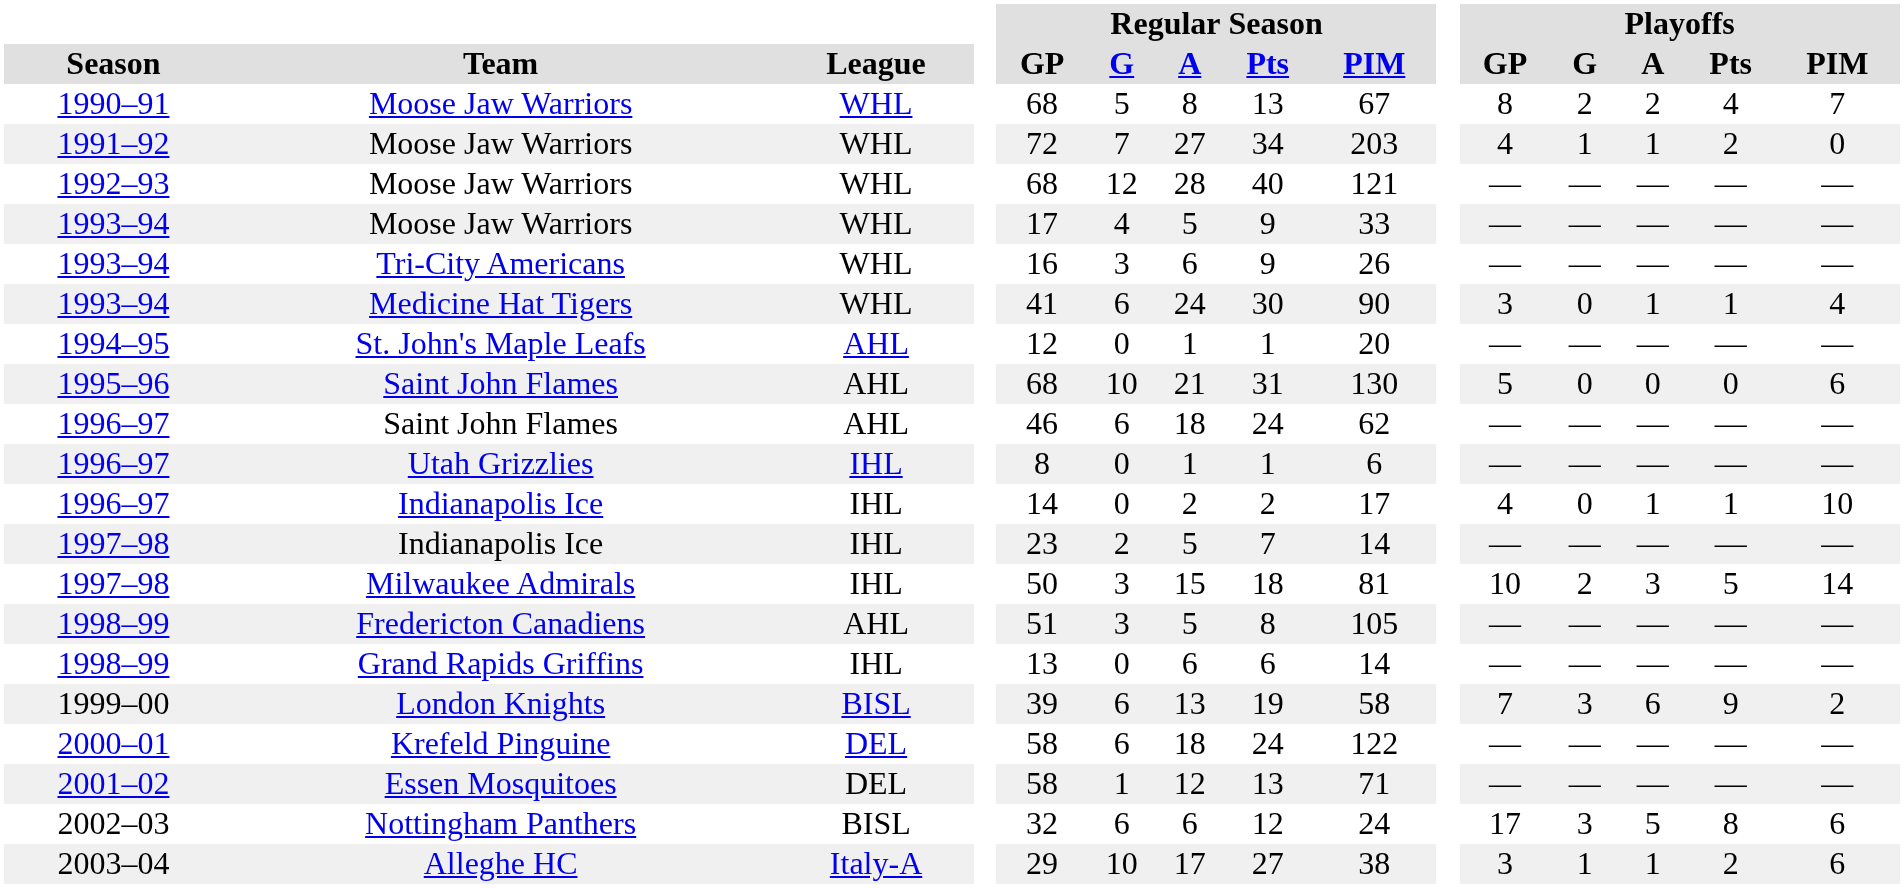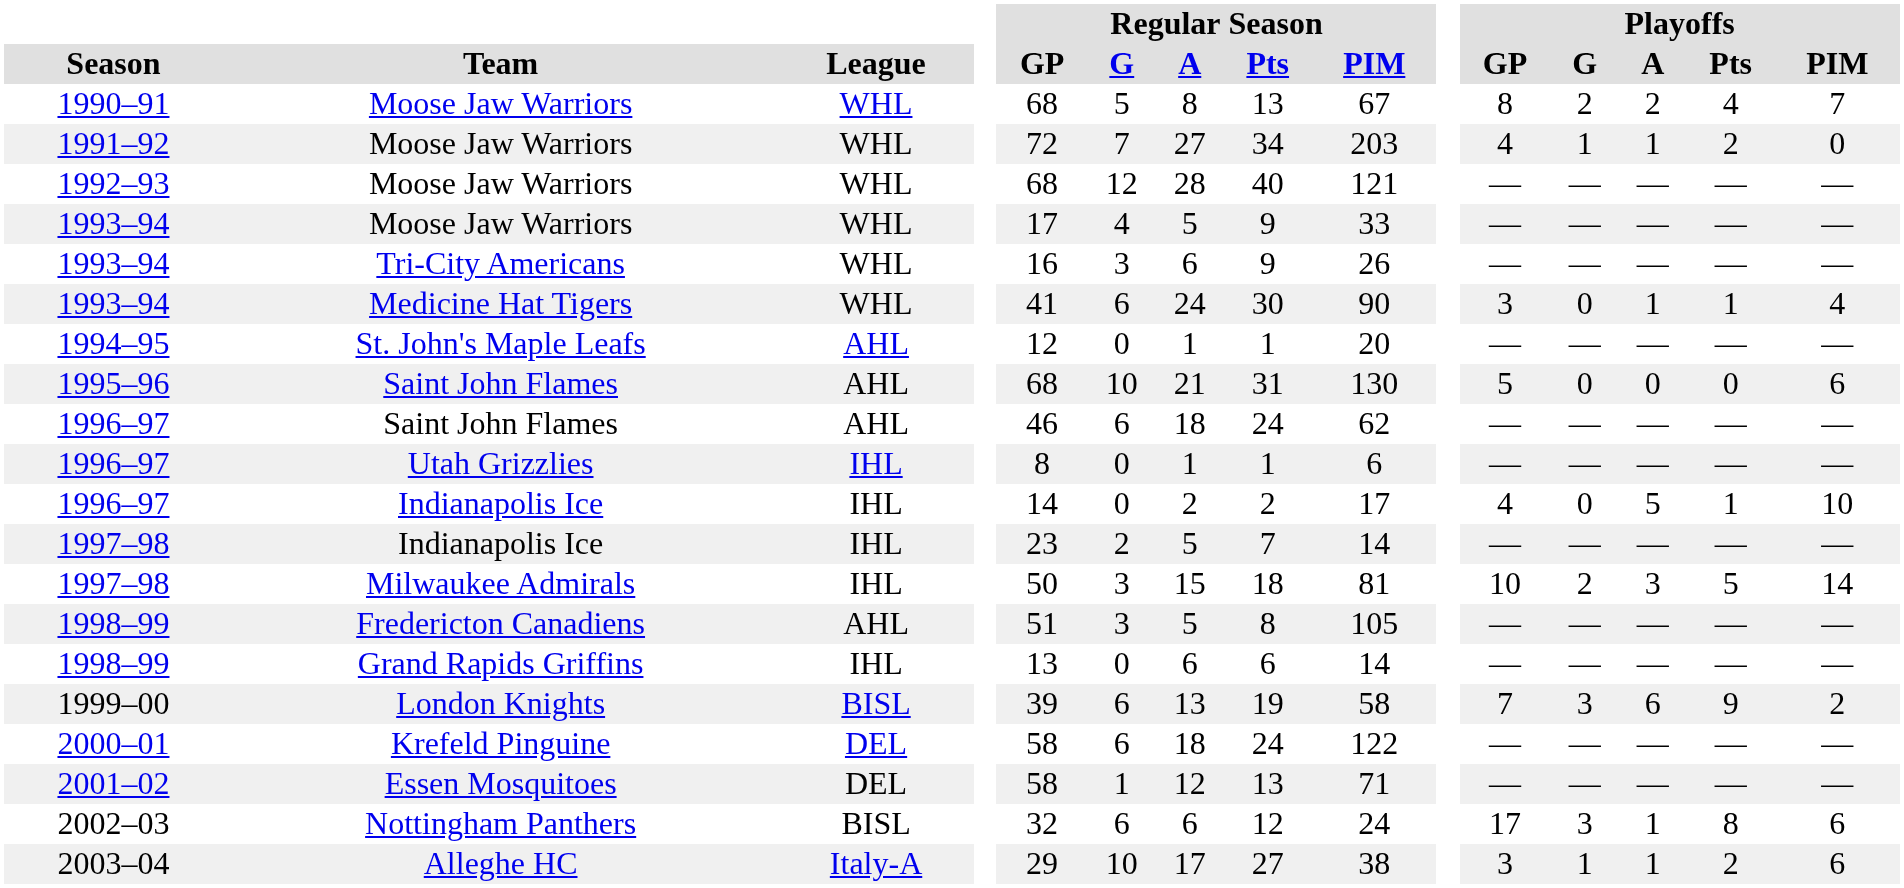(1653, 503) 1 -> (1653, 503) 5
(1653, 823) 5 -> (1653, 823) 1
